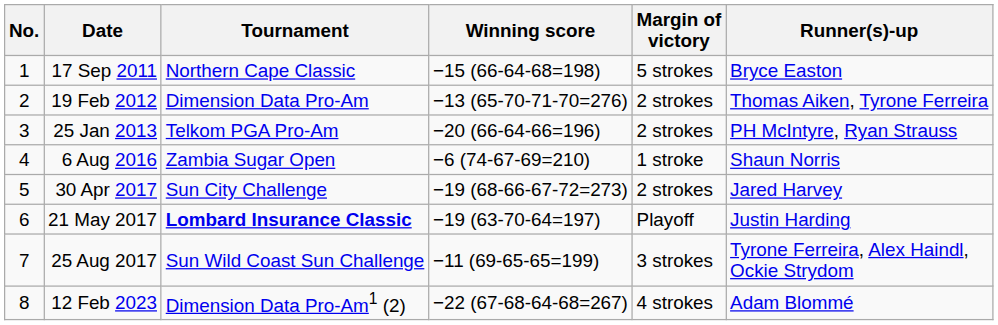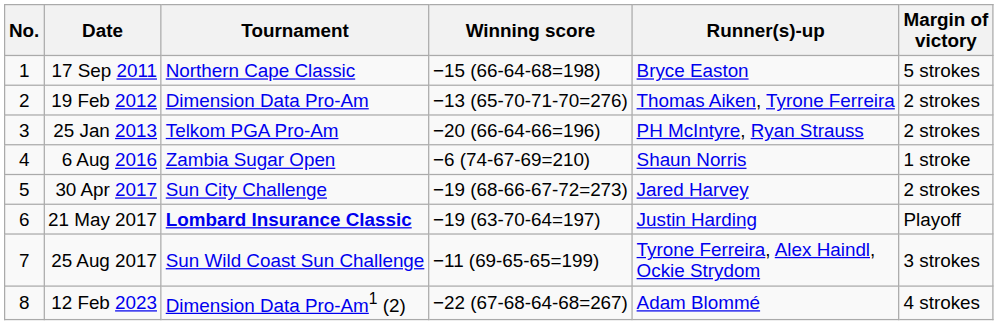columns swapped: (679, 30) <-> (859, 30)
